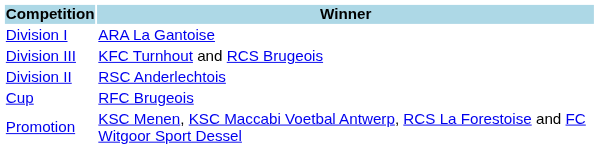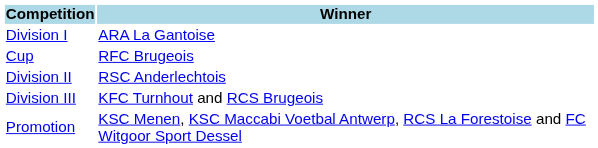rows swapped: (20, 98) <-> (41, 56)
